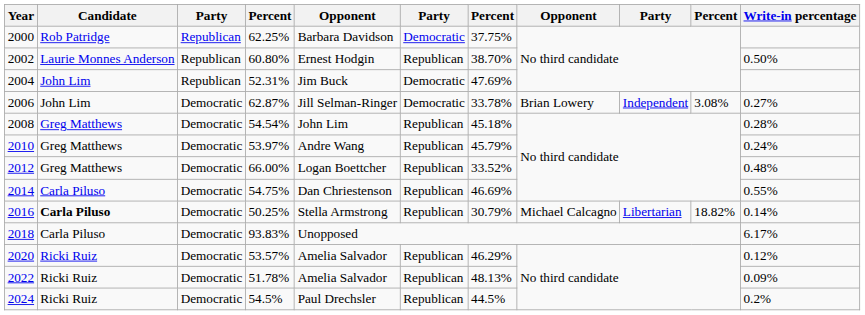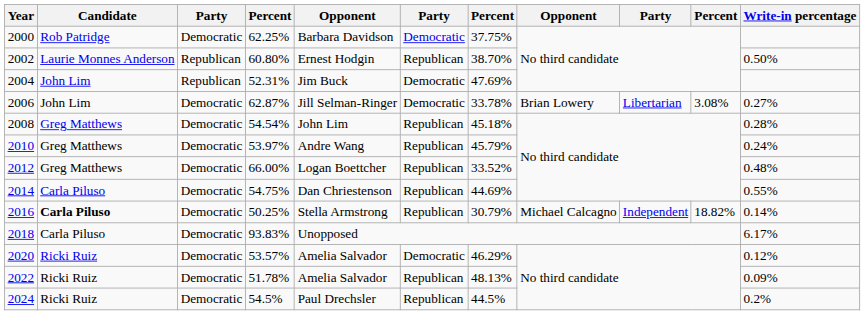(211, 37) Republican -> (211, 37) Democratic
(656, 102) Independent -> (652, 102) Libertarian
(491, 189) 46.69% -> (491, 189) 44.69%
(652, 211) Libertarian -> (656, 211) Independent
(433, 255) Republican -> (434, 255) Democratic
